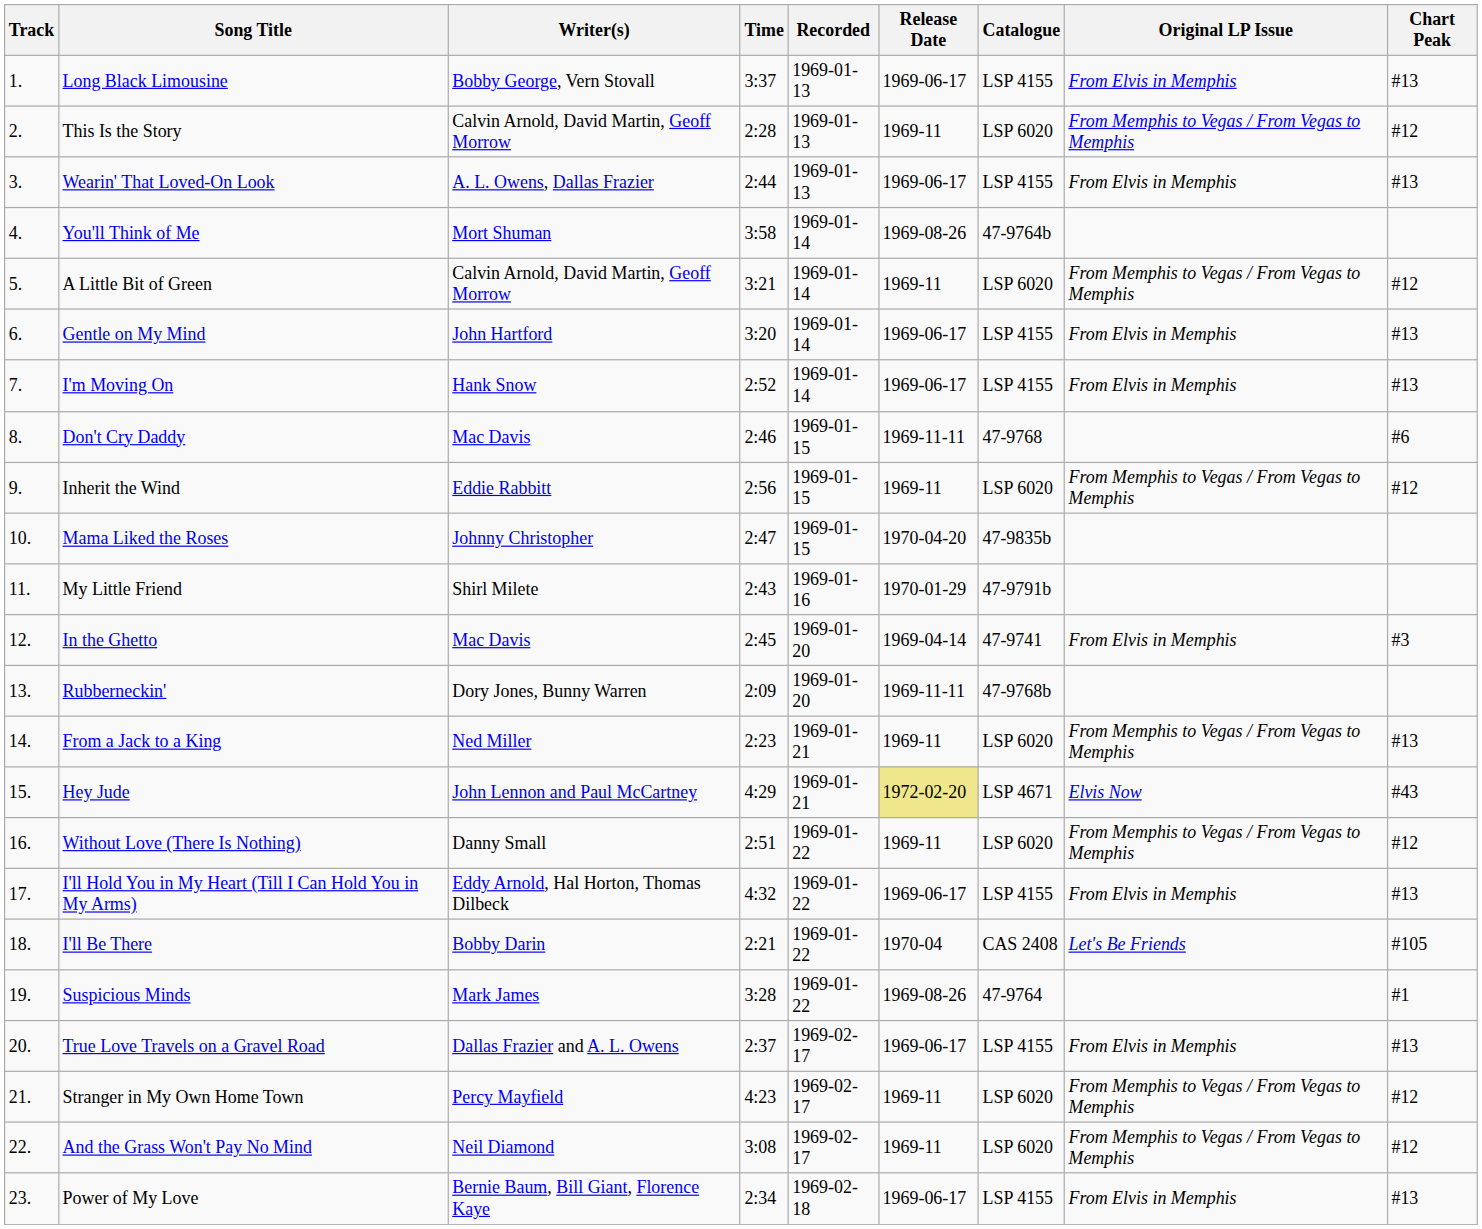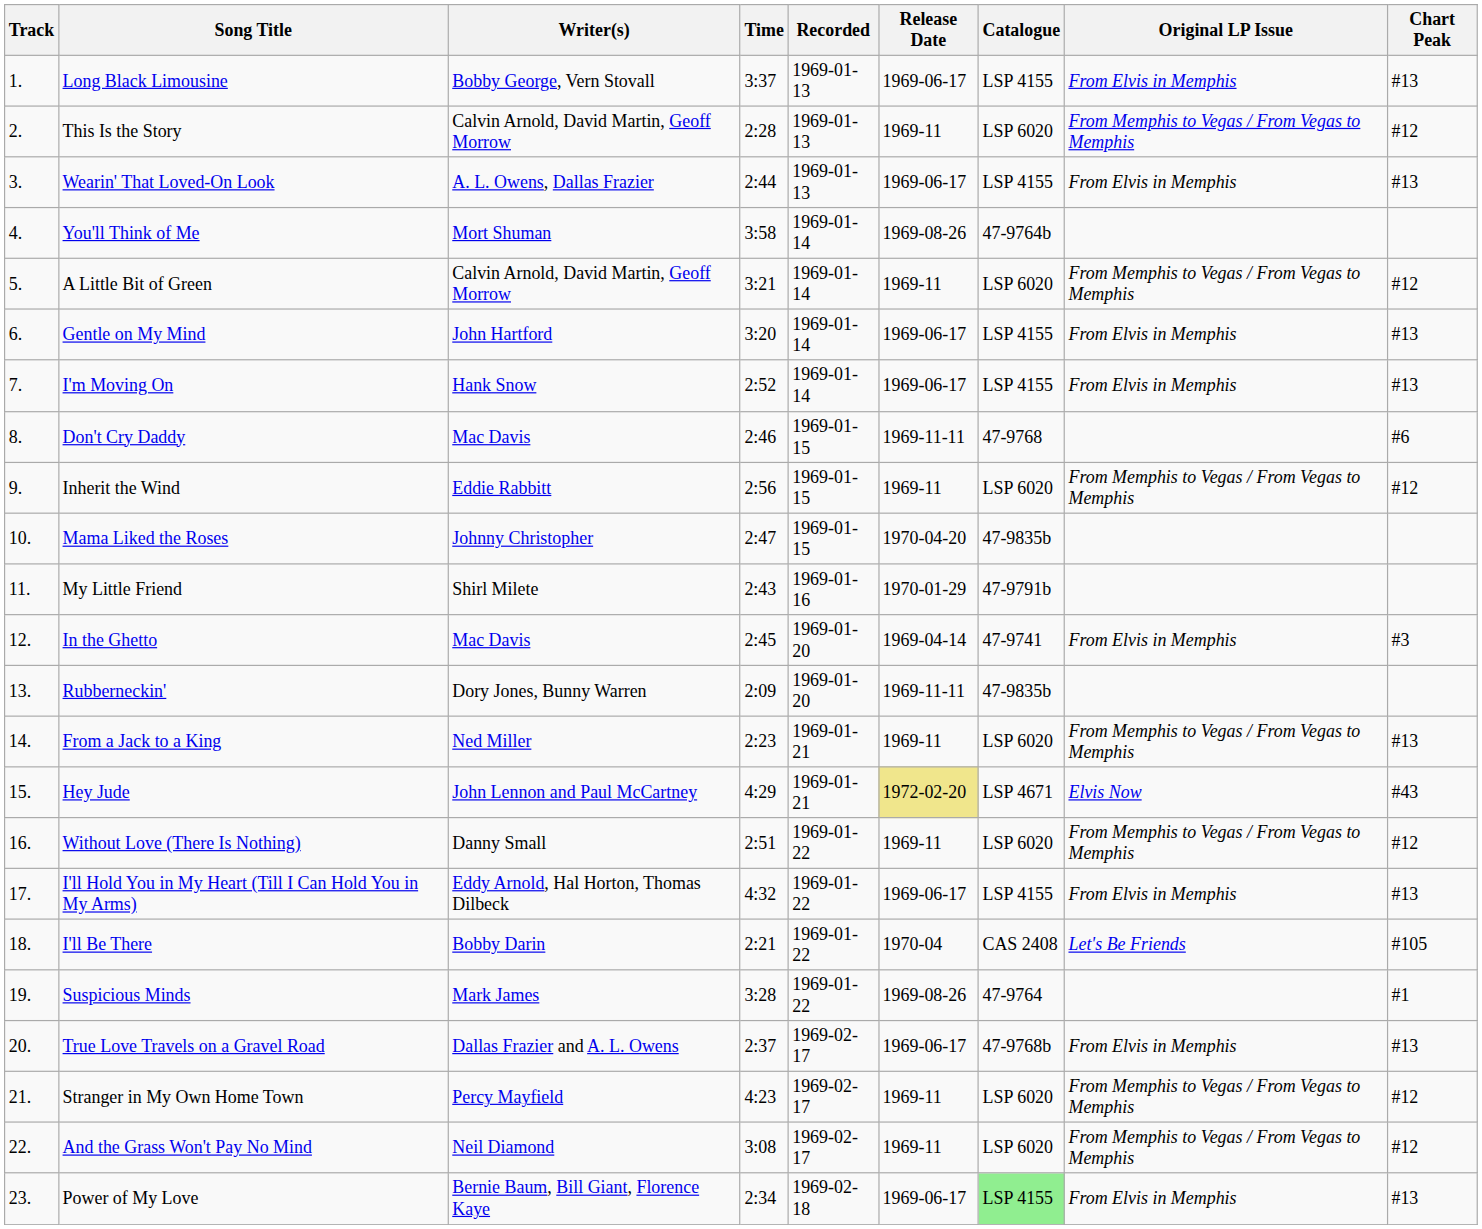(1017, 690) 47-9768b -> (1017, 690) 47-9835b
(1018, 1046) LSP 4155 -> (1017, 1046) 47-9768b
(1018, 1198) no background -> (1018, 1198) lightgreen background
